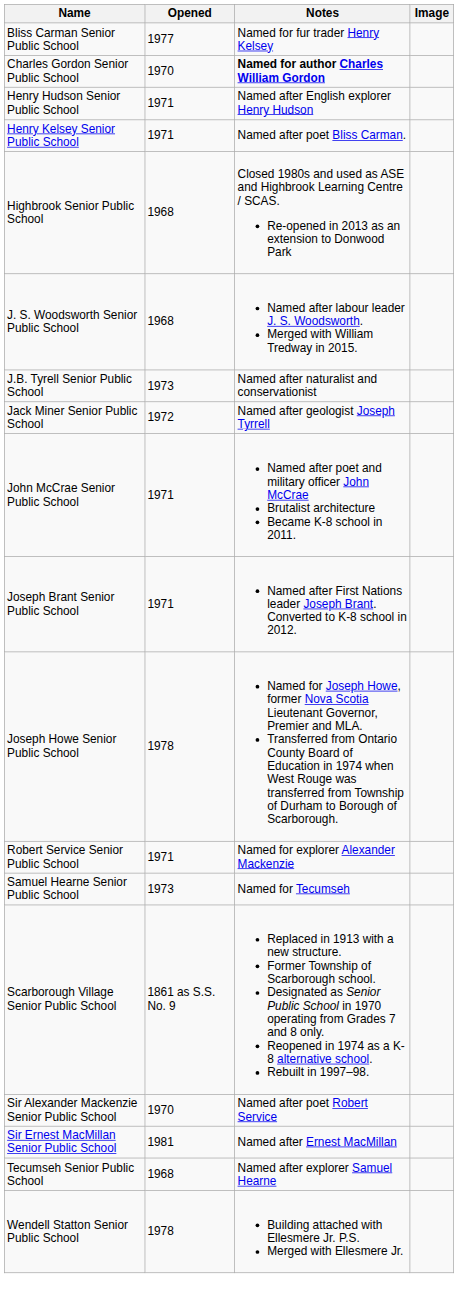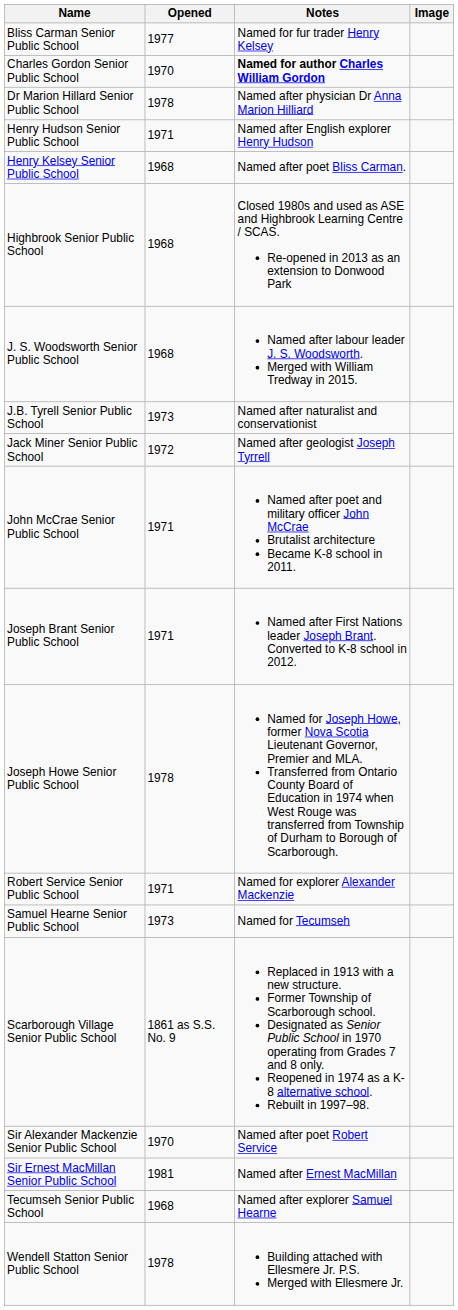+ row: (70, 103)
(161, 135) 1971 -> (161, 167) 1968
